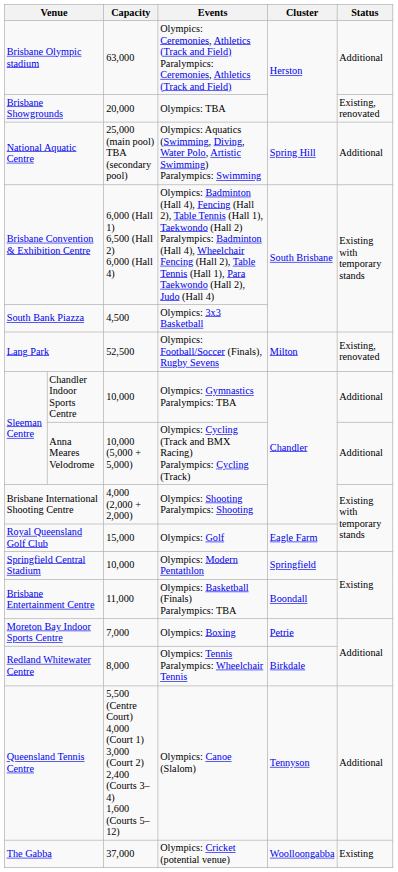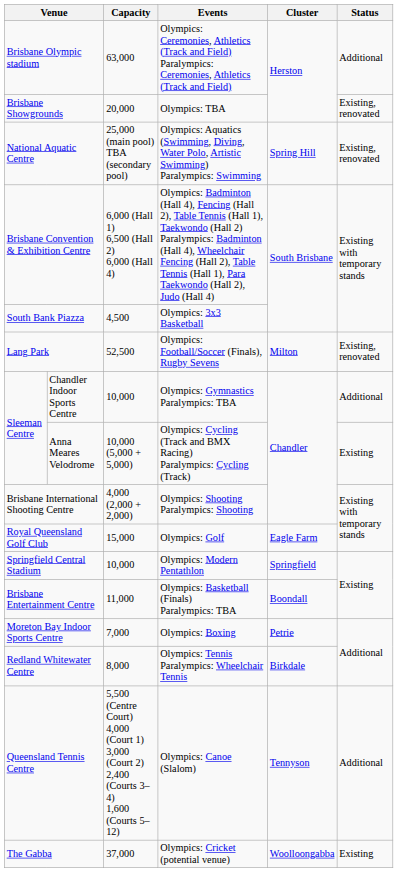(361, 153) Additional -> (359, 153) Existing, renovated
(361, 453) Additional -> (356, 453) Existing
